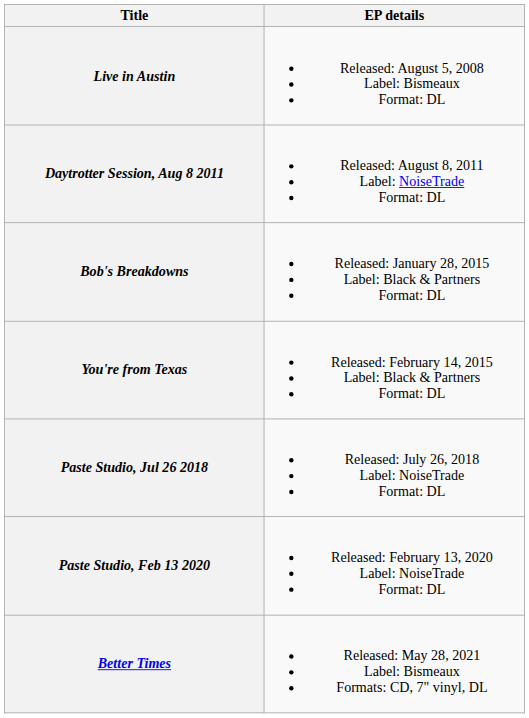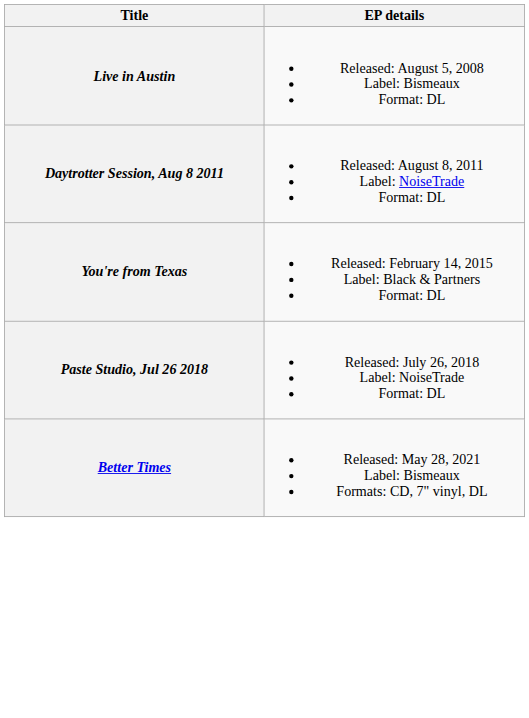- row: (134, 271)
- row: (134, 565)
